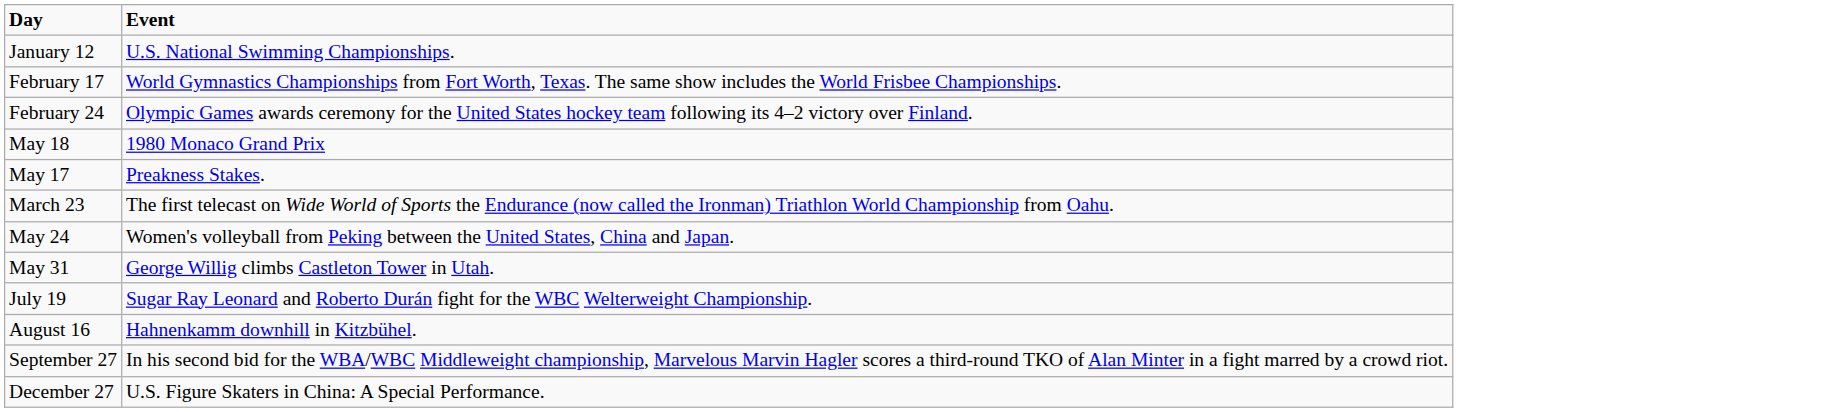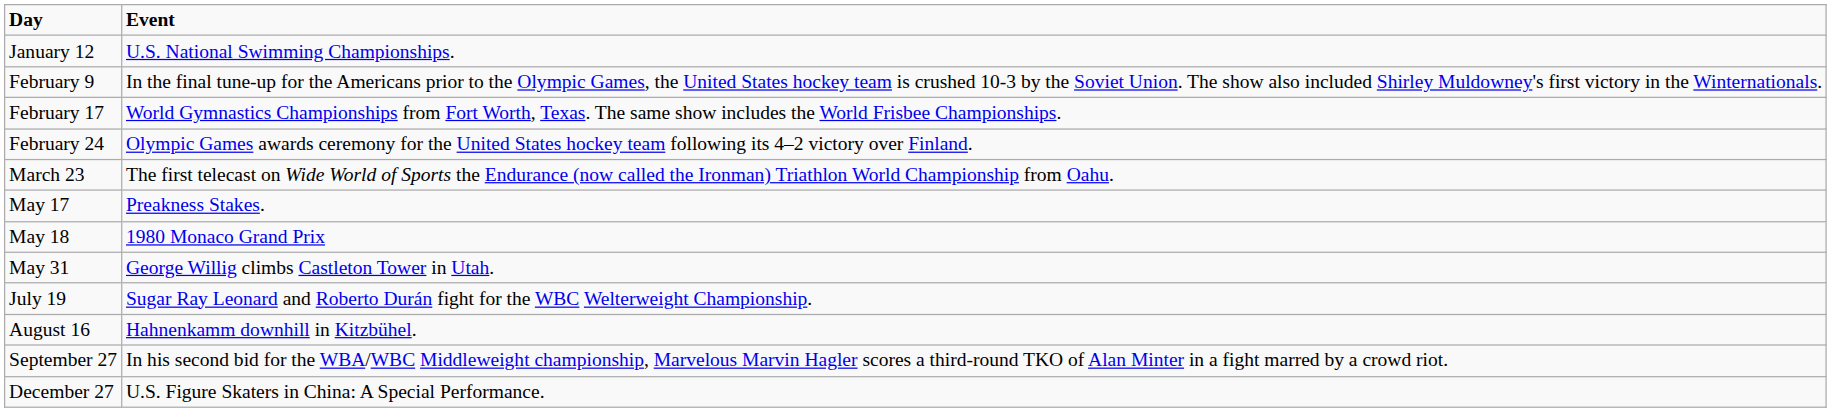+ row: (52, 81)
rows swapped: (47, 205) <-> (39, 143)
- row: (39, 236)
